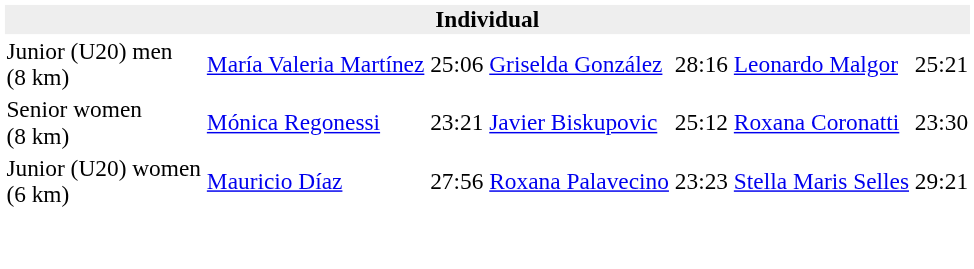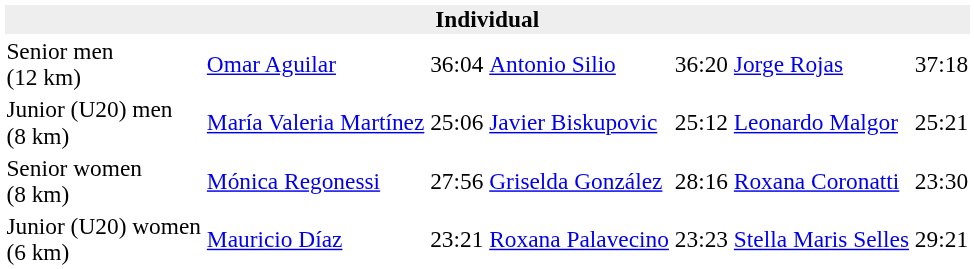+ row: (60, 64)
(576, 64) Griselda González -> (573, 122) Javier Biskupovic
(701, 64) 28:16 -> (701, 122) 25:12
(457, 122) 23:21 -> (457, 181) 27:56
(573, 122) Javier Biskupovic -> (576, 181) Griselda González
(701, 122) 25:12 -> (701, 181) 28:16
(457, 181) 27:56 -> (457, 239) 23:21
